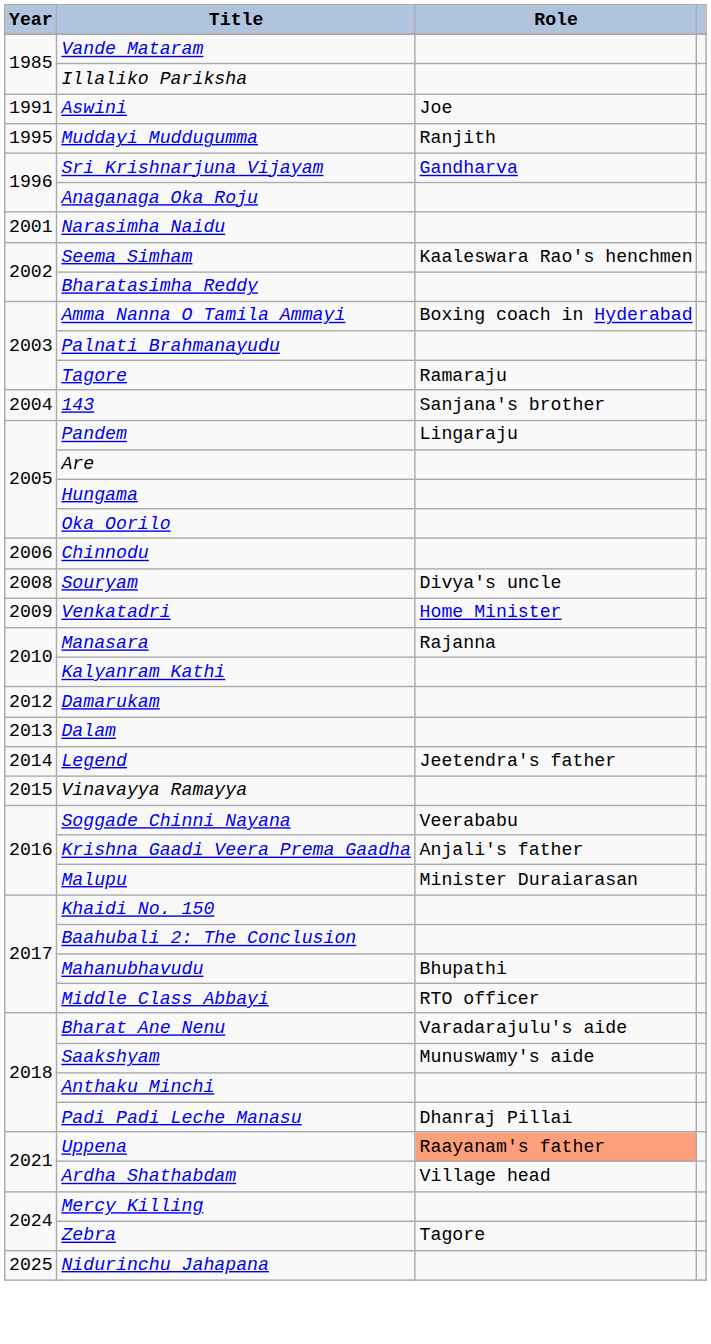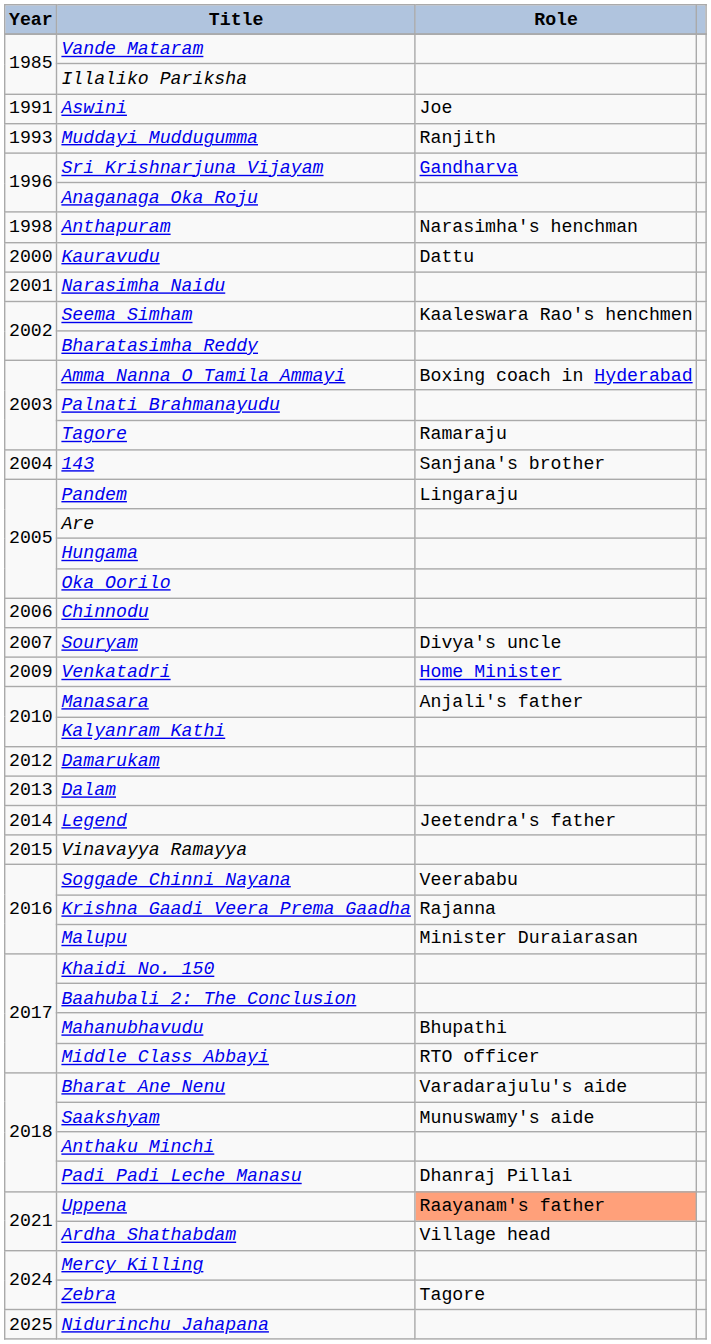(31, 138) 1995 -> (31, 138) 1993
+ row: (116, 227)
+ row: (111, 257)
(31, 583) 2008 -> (31, 642) 2007
(458, 642) Rajanna -> (501, 702) Anjali's father
(501, 850) Anjali's father -> (458, 909) Rajanna
